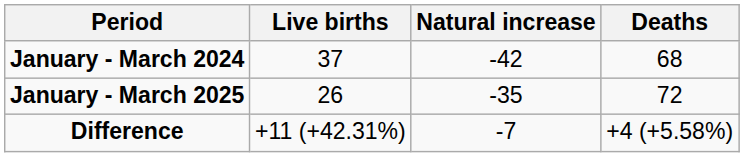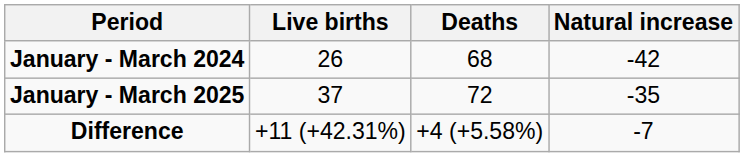columns swapped: (670, 22) <-> (506, 22)
(330, 59) 37 -> (330, 59) 26
(330, 95) 26 -> (330, 95) 37
